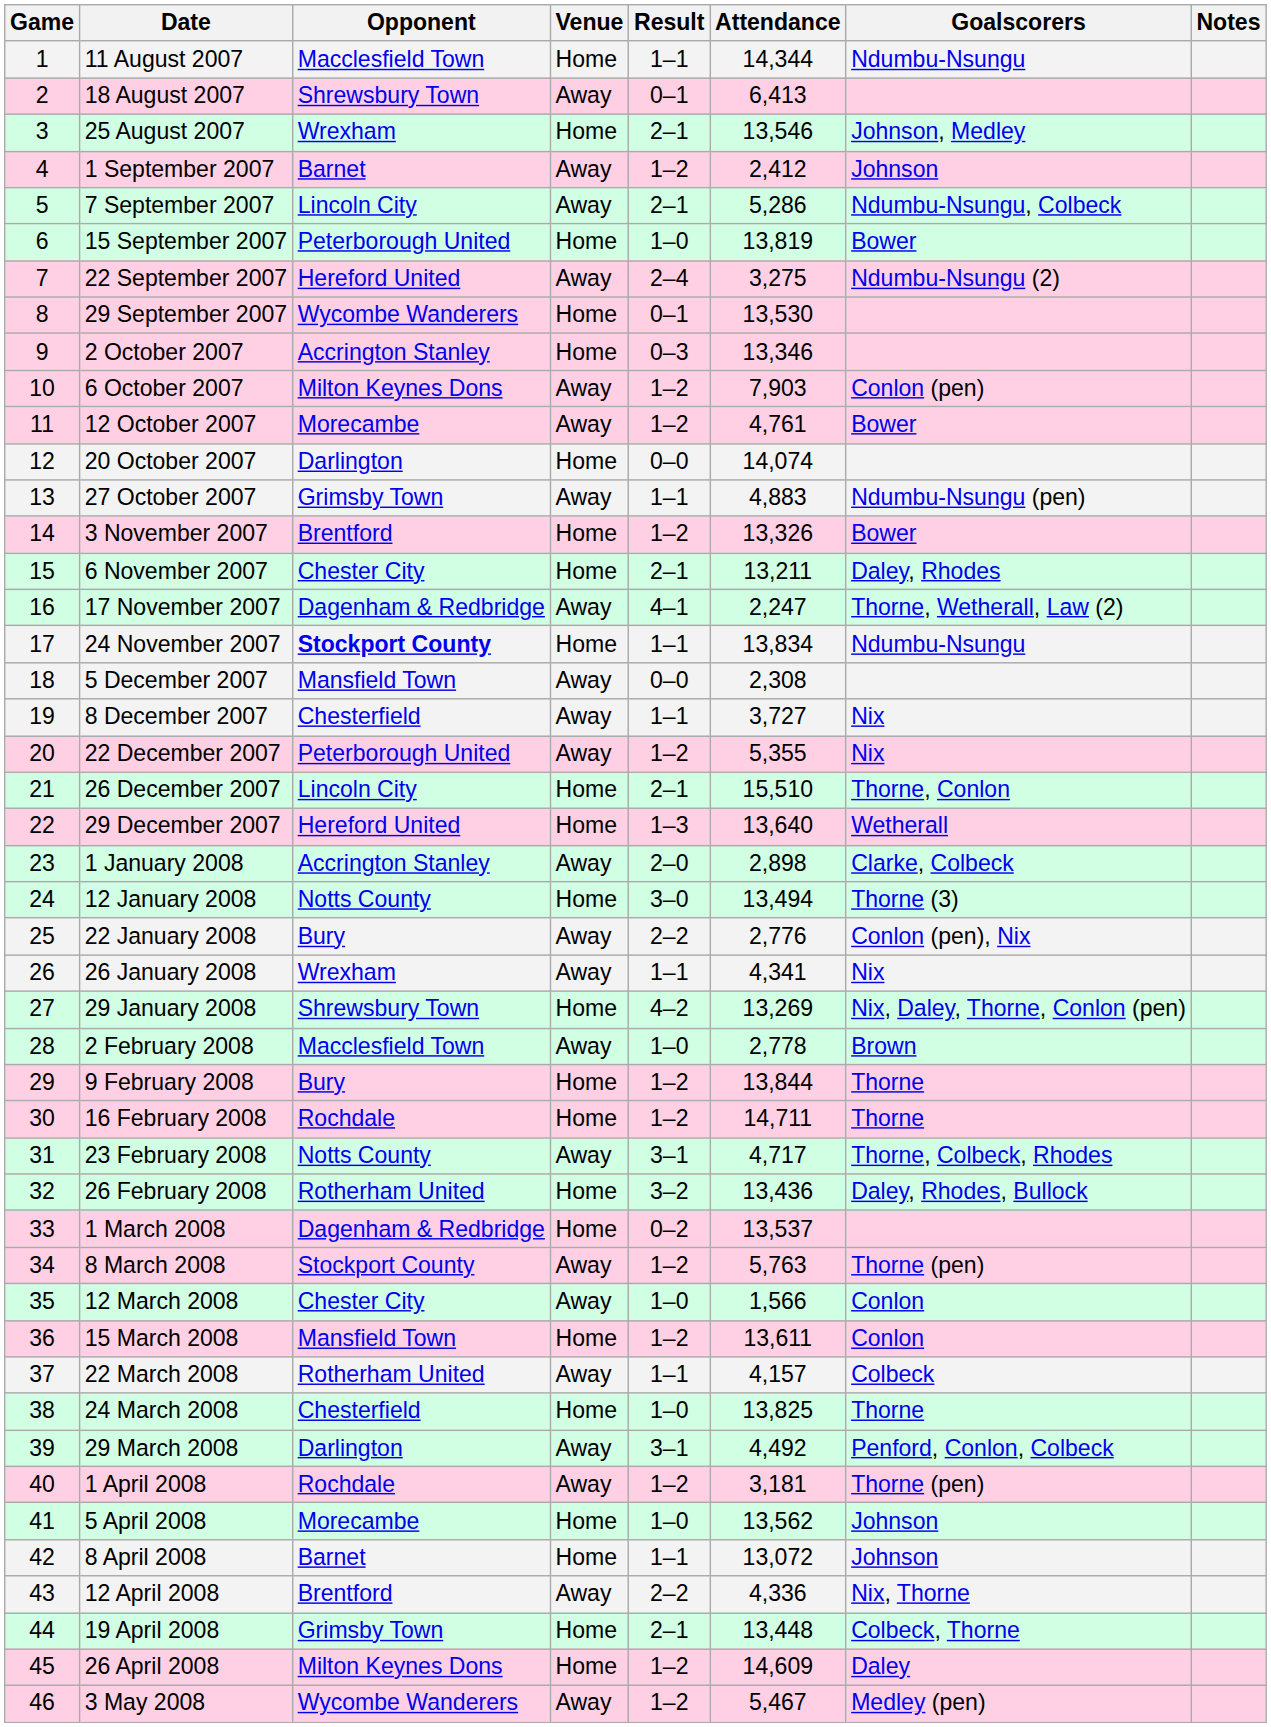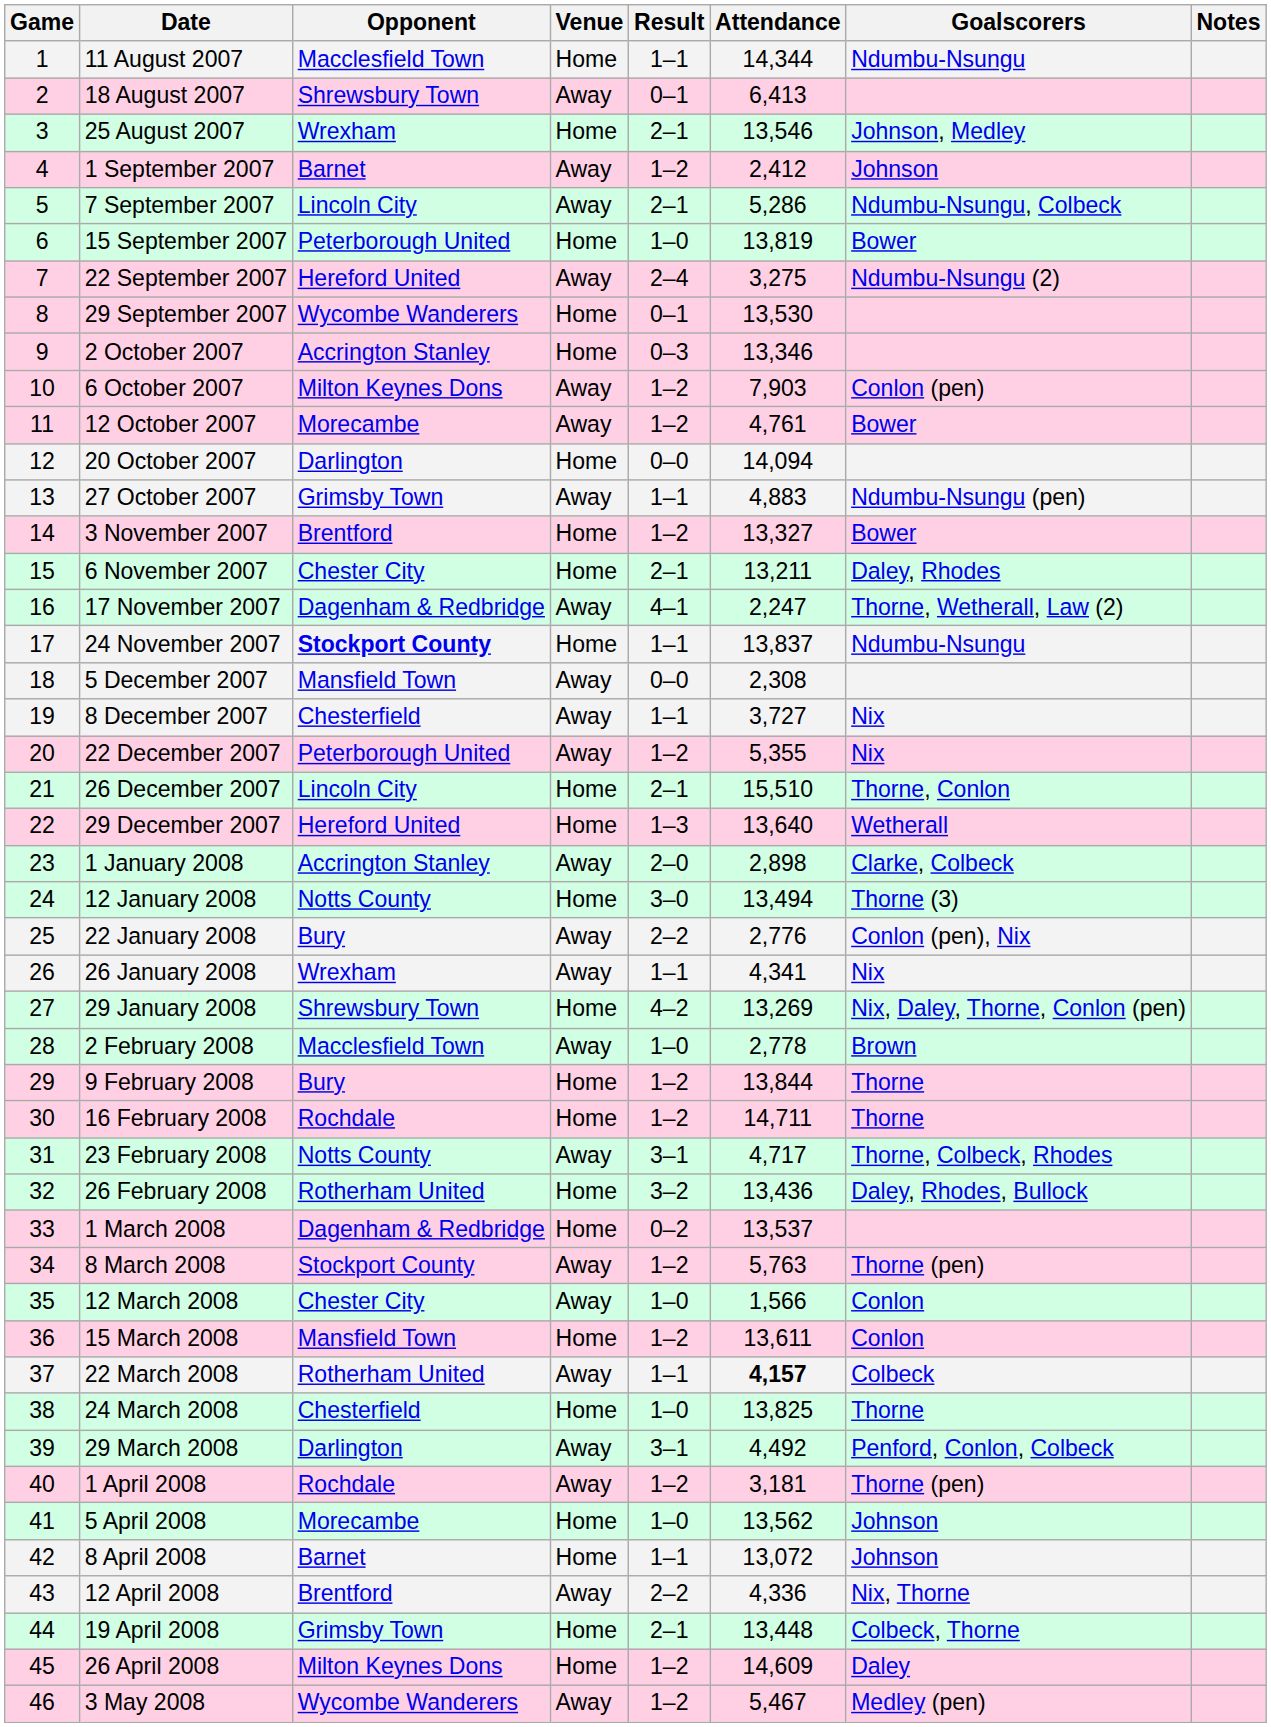(778, 461) 14,074 -> (778, 461) 14,094
(778, 534) 13,326 -> (778, 534) 13,327
(778, 643) 13,834 -> (778, 643) 13,837
(778, 1374) normal -> (778, 1374) bold
